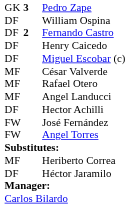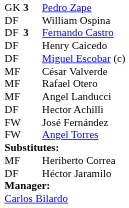(26, 32) 2 -> (26, 32) 3
